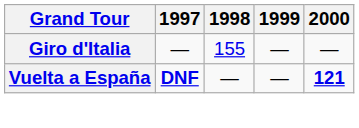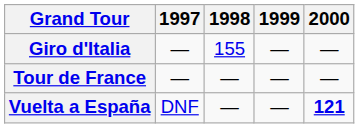+ row: (80, 78)
(180, 78) bold -> (180, 107) normal
